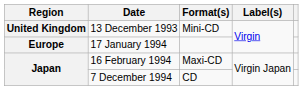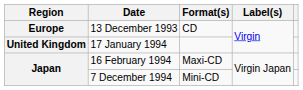(46, 28) United Kingdom -> (46, 28) Europe
(201, 28) Mini-CD -> (190, 28) CD
(46, 45) Europe -> (46, 45) United Kingdom
(190, 77) CD -> (201, 77) Mini-CD
